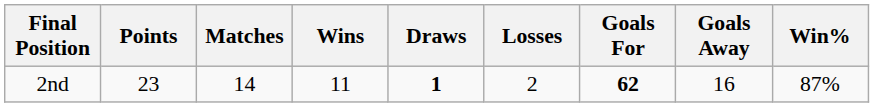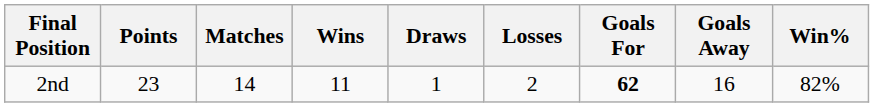(436, 84) bold -> (436, 84) normal
(820, 84) 87% -> (820, 84) 82%
